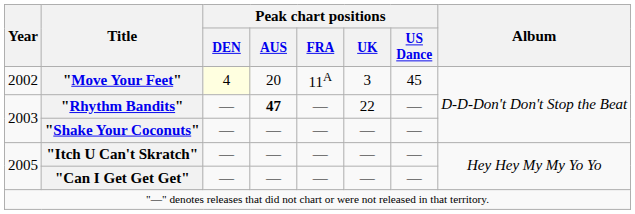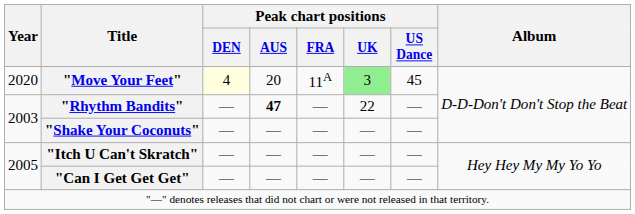(23, 80) 2002 -> (23, 80) 2020
(367, 80) no background -> (367, 80) lightgreen background
